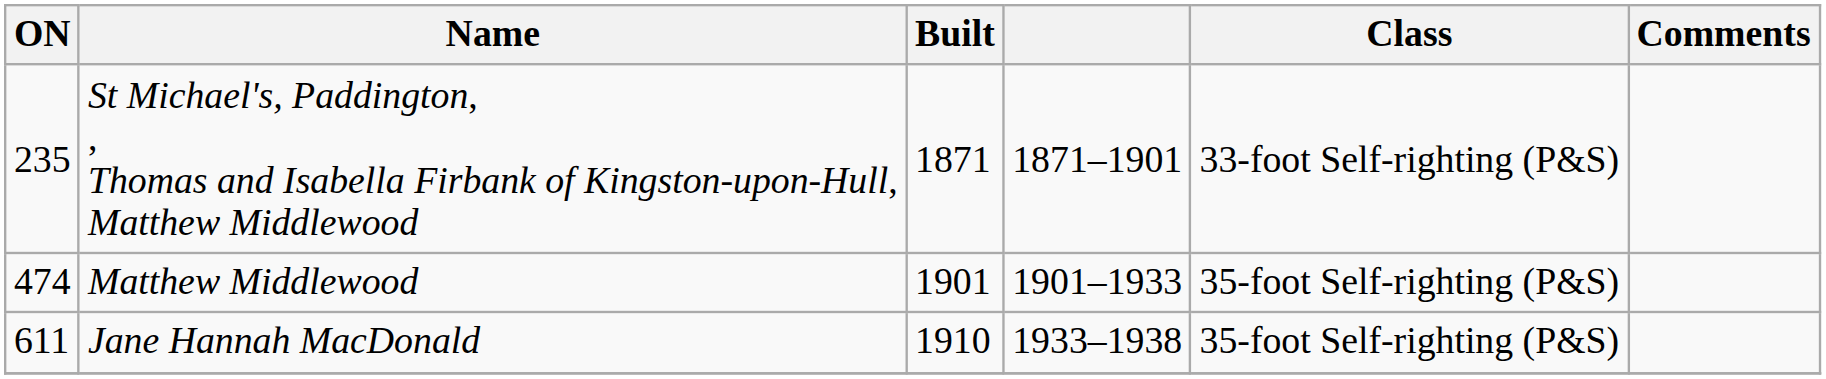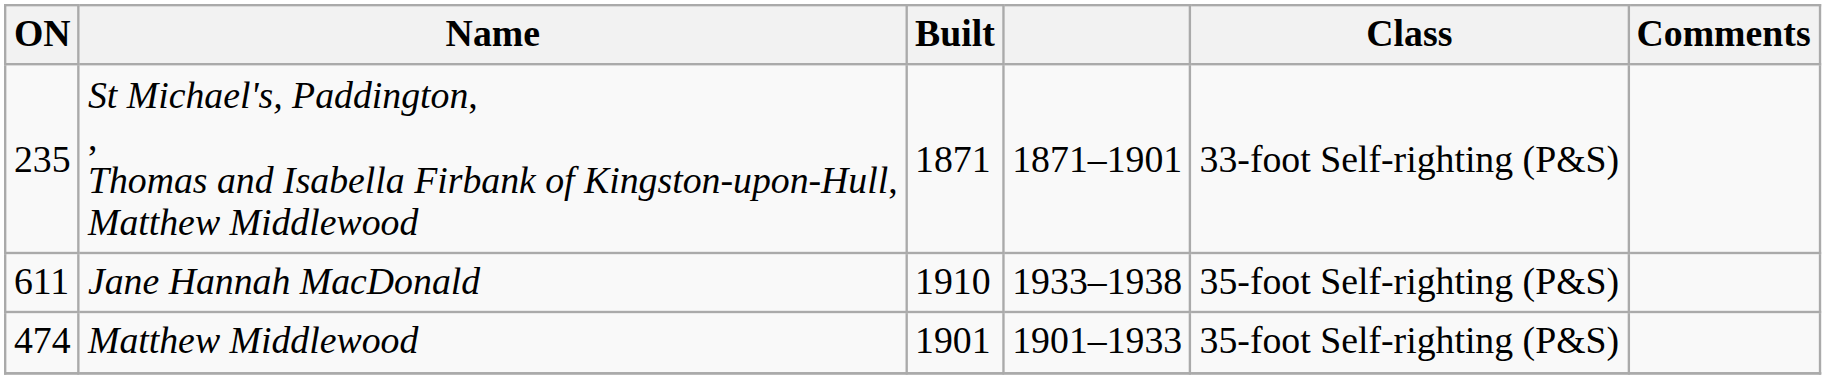rows swapped: (253, 281) <-> (284, 341)
